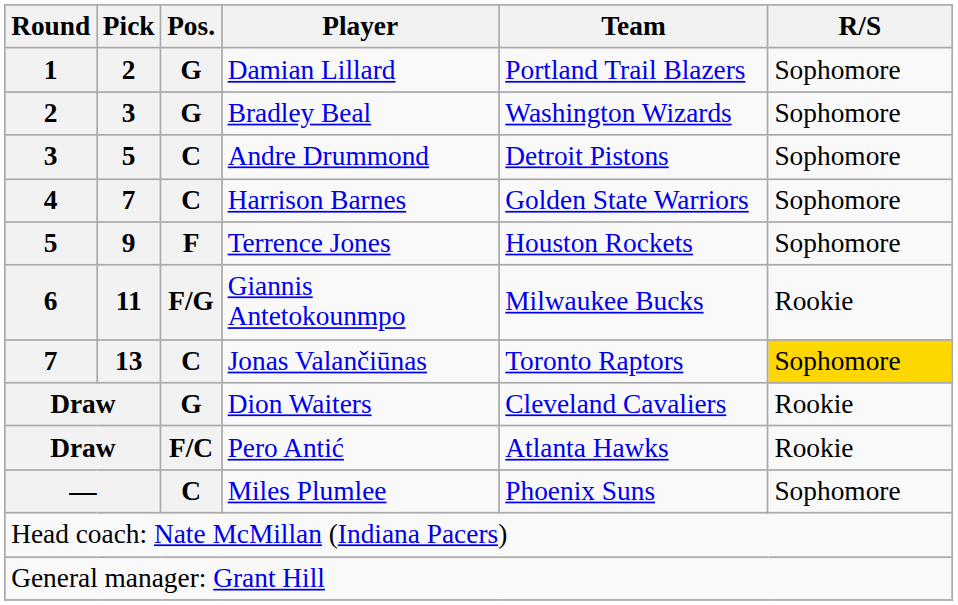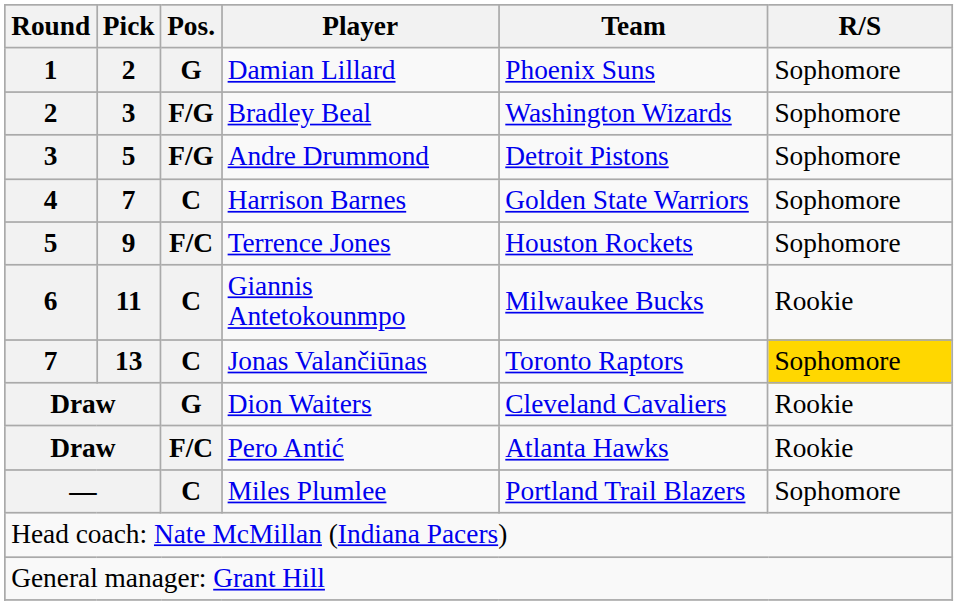(625, 69) Portland Trail Blazers -> (580, 69) Phoenix Suns
(191, 112) G -> (191, 112) F/G
(191, 156) C -> (191, 156) F/G
(191, 243) F -> (191, 243) F/C
(191, 301) F/G -> (191, 301) C
(580, 490) Phoenix Suns -> (625, 490) Portland Trail Blazers
